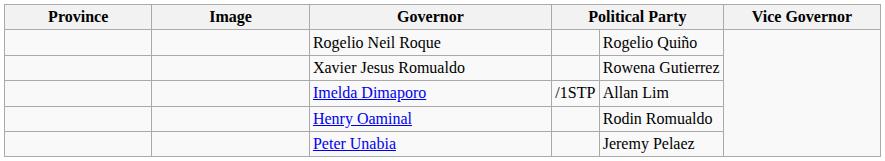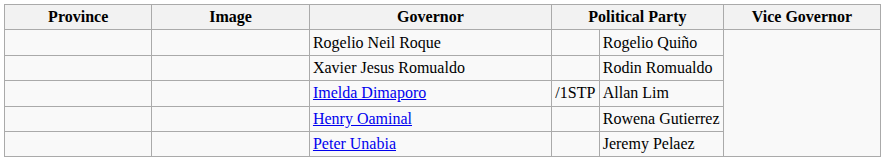(661, 67) Rowena Gutierrez -> (658, 67) Rodin Romualdo
(658, 118) Rodin Romualdo -> (661, 118) Rowena Gutierrez
